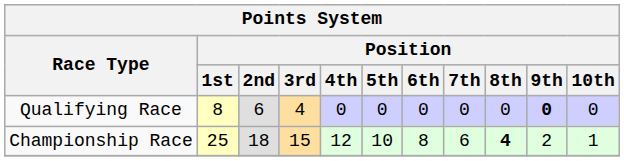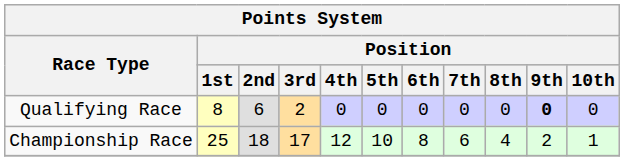(300, 110) 4 -> (300, 110) 2
(300, 141) 15 -> (300, 141) 17
(506, 141) bold -> (506, 141) normal
